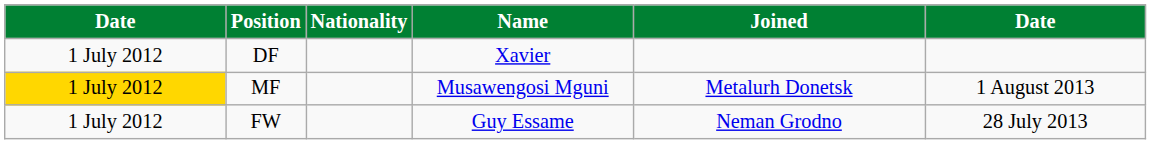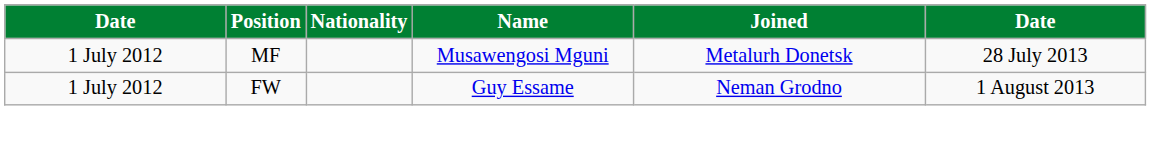- row: (266, 55)
(115, 88) gold background -> (115, 55) no background
(1035, 88) 1 August 2013 -> (1035, 55) 28 July 2013
(1035, 122) 28 July 2013 -> (1035, 88) 1 August 2013
